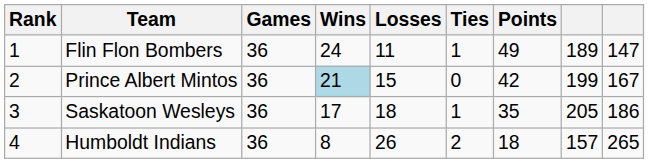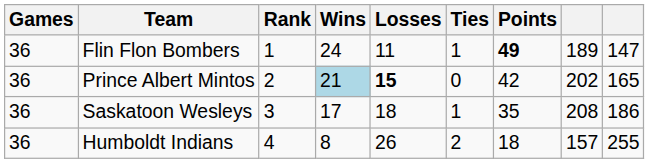columns swapped: (33, 19) <-> (279, 19)
(509, 50) normal -> (509, 50) bold
(386, 81) normal -> (386, 81) bold
(582, 81) 199 -> (582, 81) 202
(623, 81) 167 -> (623, 81) 165
(582, 111) 205 -> (582, 111) 208
(623, 142) 265 -> (623, 142) 255
